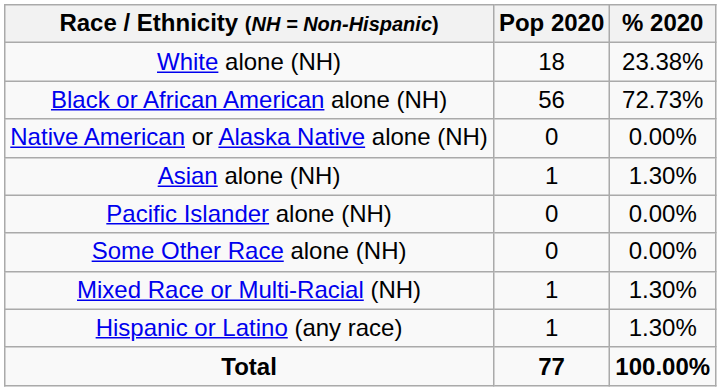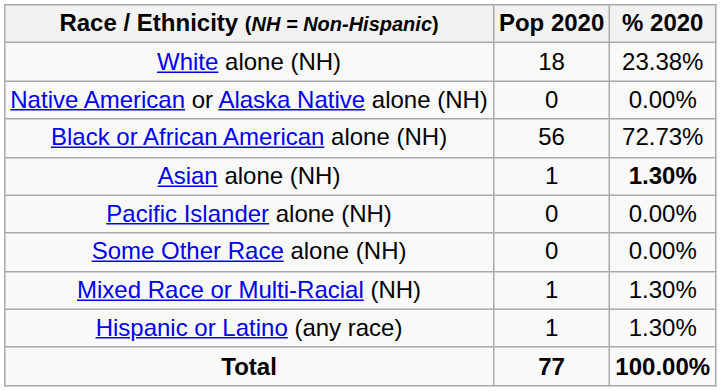rows swapped: (249, 99) <-> (249, 137)
(663, 175) normal -> (663, 175) bold
